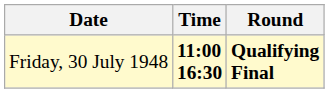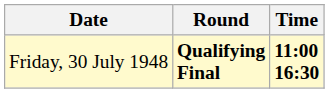columns swapped: (200, 19) <-> (275, 19)
